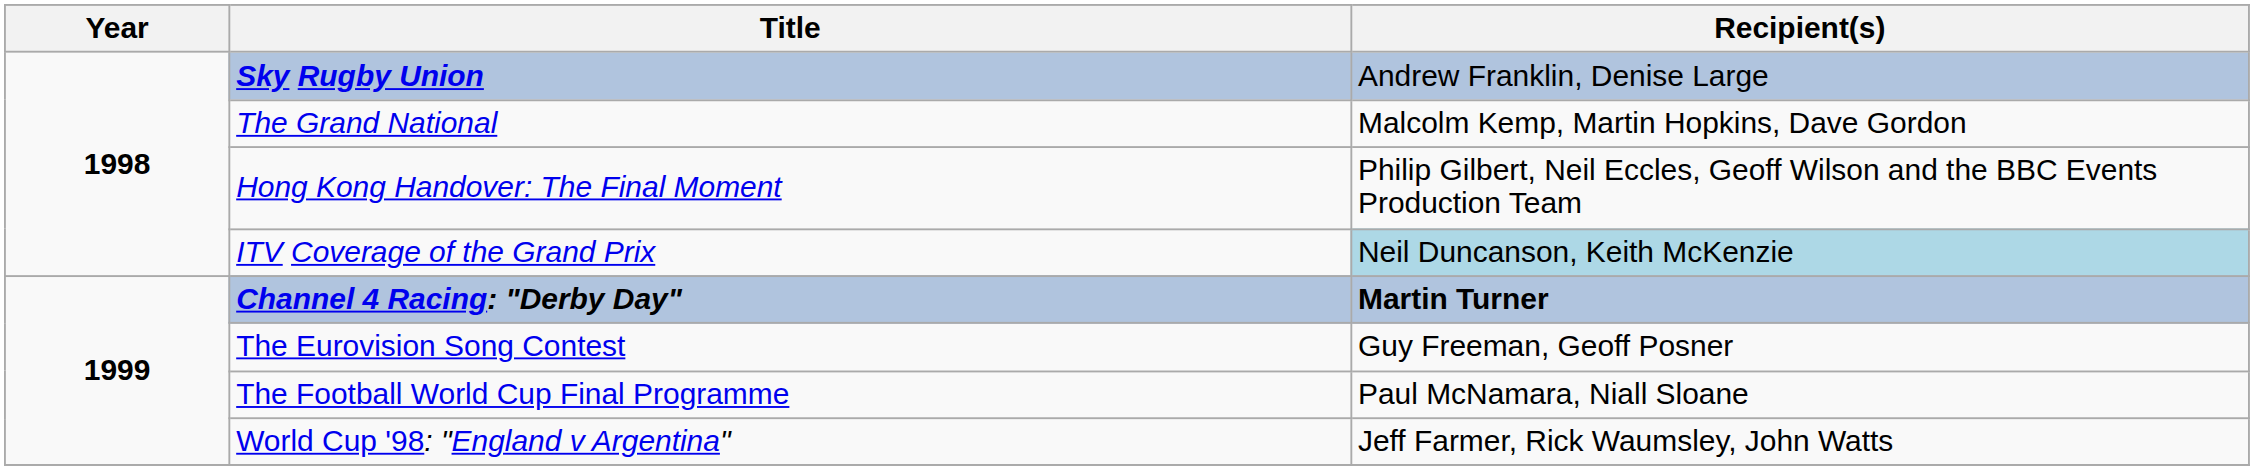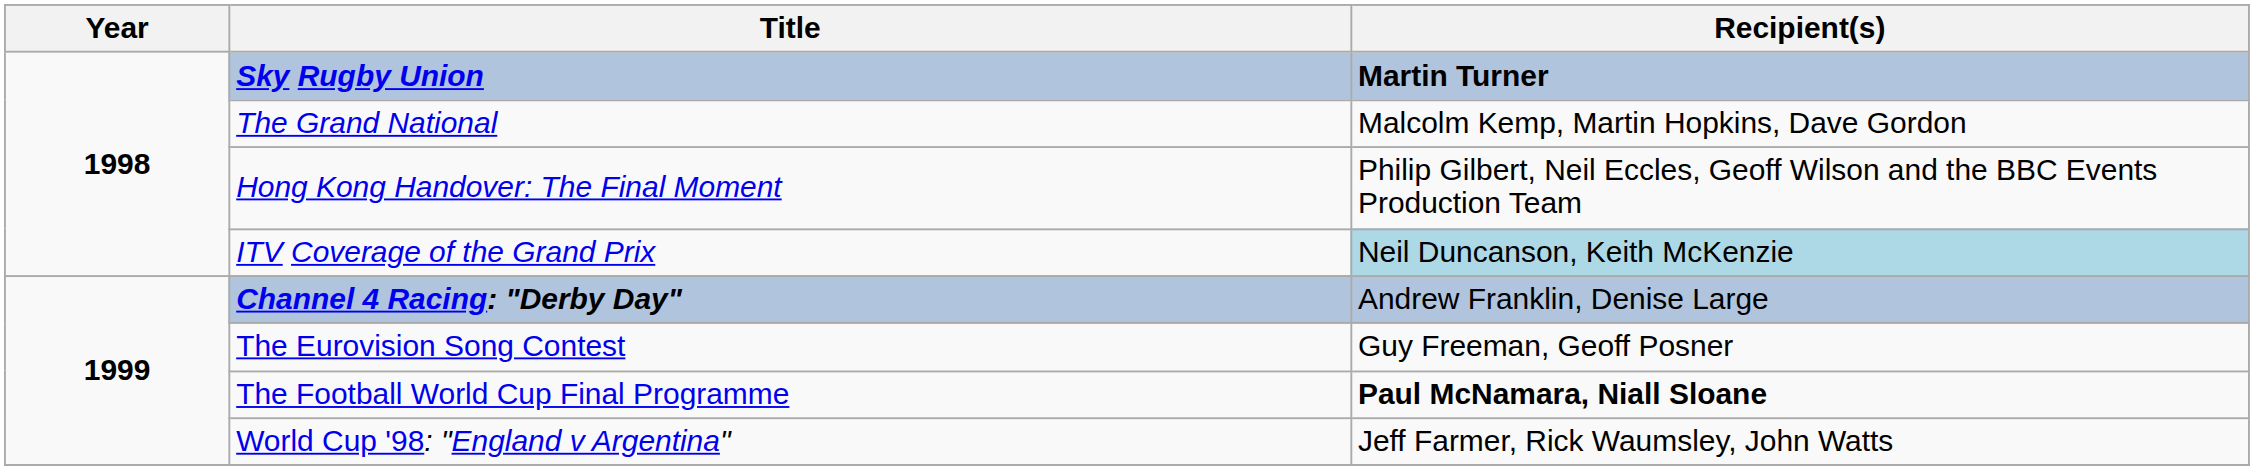(1563, 75) Andrew Franklin, Denise Large -> (1453, 75) Martin Turner
(1453, 299) Martin Turner -> (1563, 299) Andrew Franklin, Denise Large
(1553, 394) normal -> (1562, 394) bold
